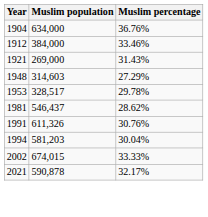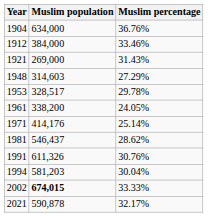+ row: (17, 108)
+ row: (17, 124)
(48, 156) normal -> (48, 188) bold
